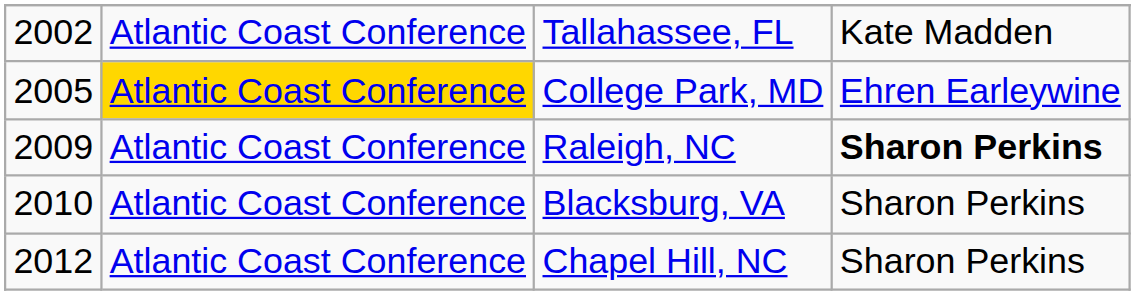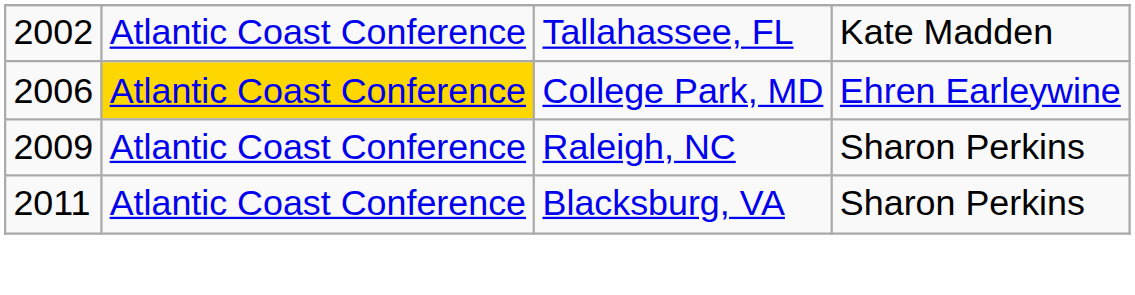(53, 89) 2005 -> (53, 89) 2006
(971, 146) bold -> (962, 146) normal
(53, 203) 2010 -> (52, 203) 2011
- row: (665, 260)
